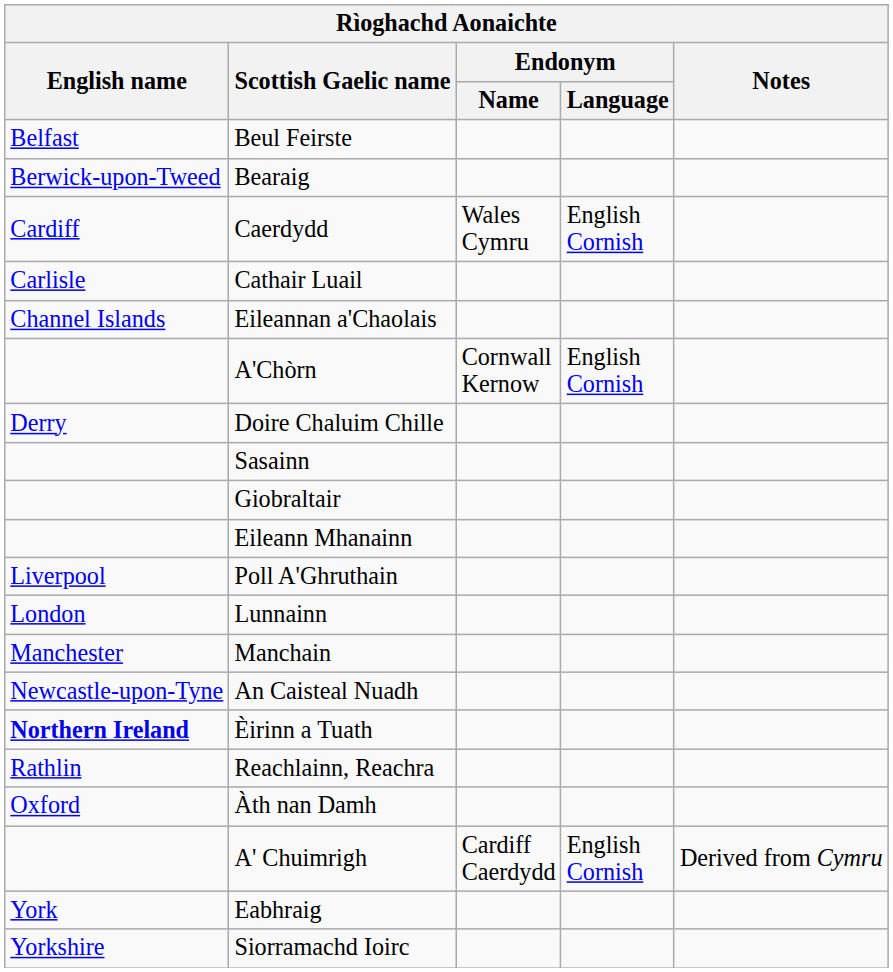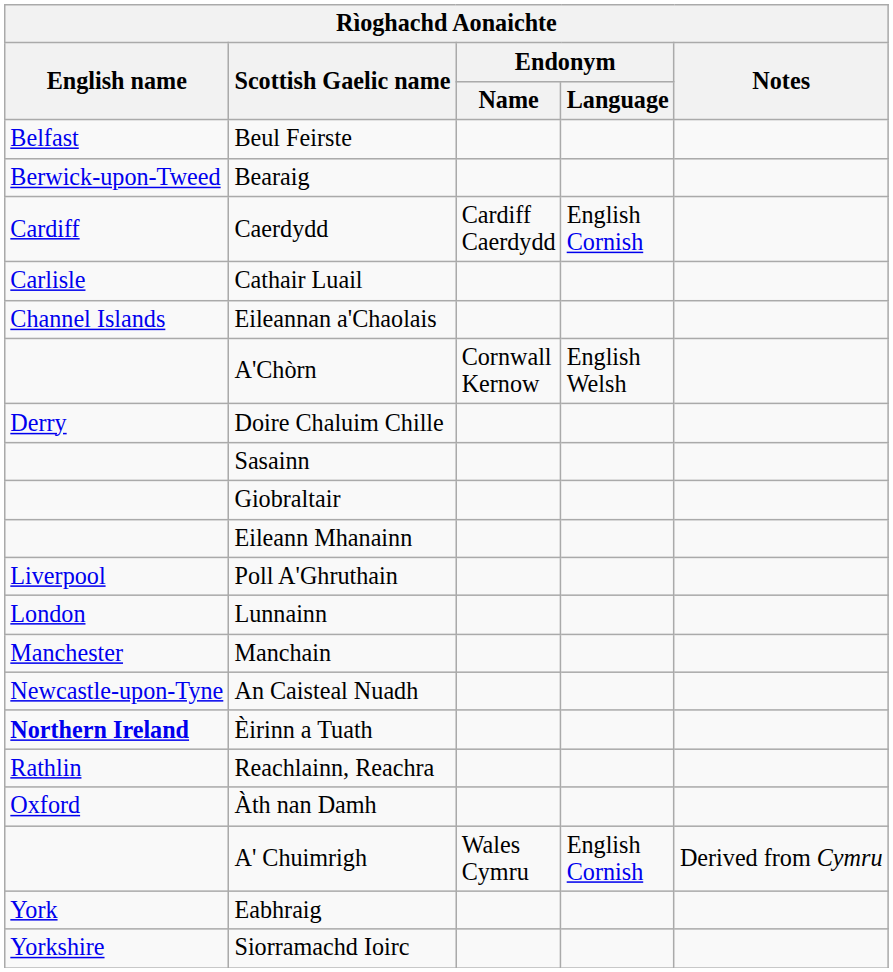(495, 228) Wales Cymru -> (509, 228) Cardiff Caerdydd
(605, 370) English Cornish -> (604, 370) English Welsh
(509, 857) Cardiff Caerdydd -> (495, 857) Wales Cymru
